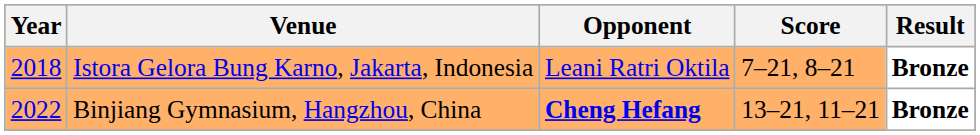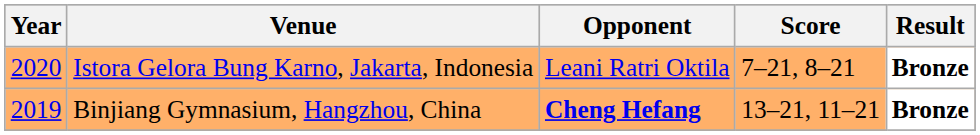(36, 67) 2018 -> (36, 67) 2020
(36, 109) 2022 -> (36, 109) 2019
